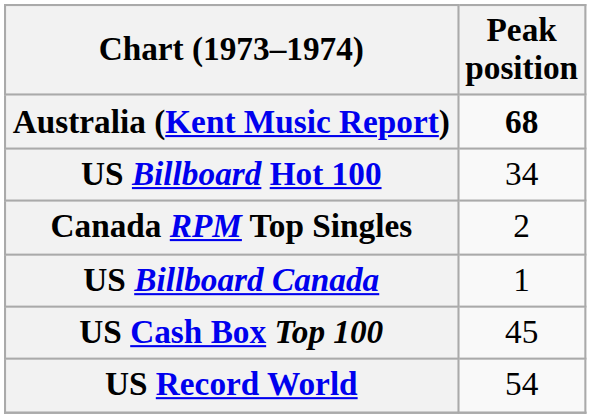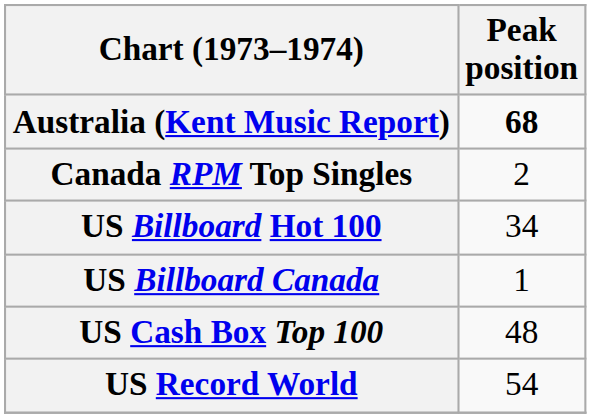rows swapped: (231, 226) <-> (231, 173)
(522, 332) 45 -> (522, 332) 48
